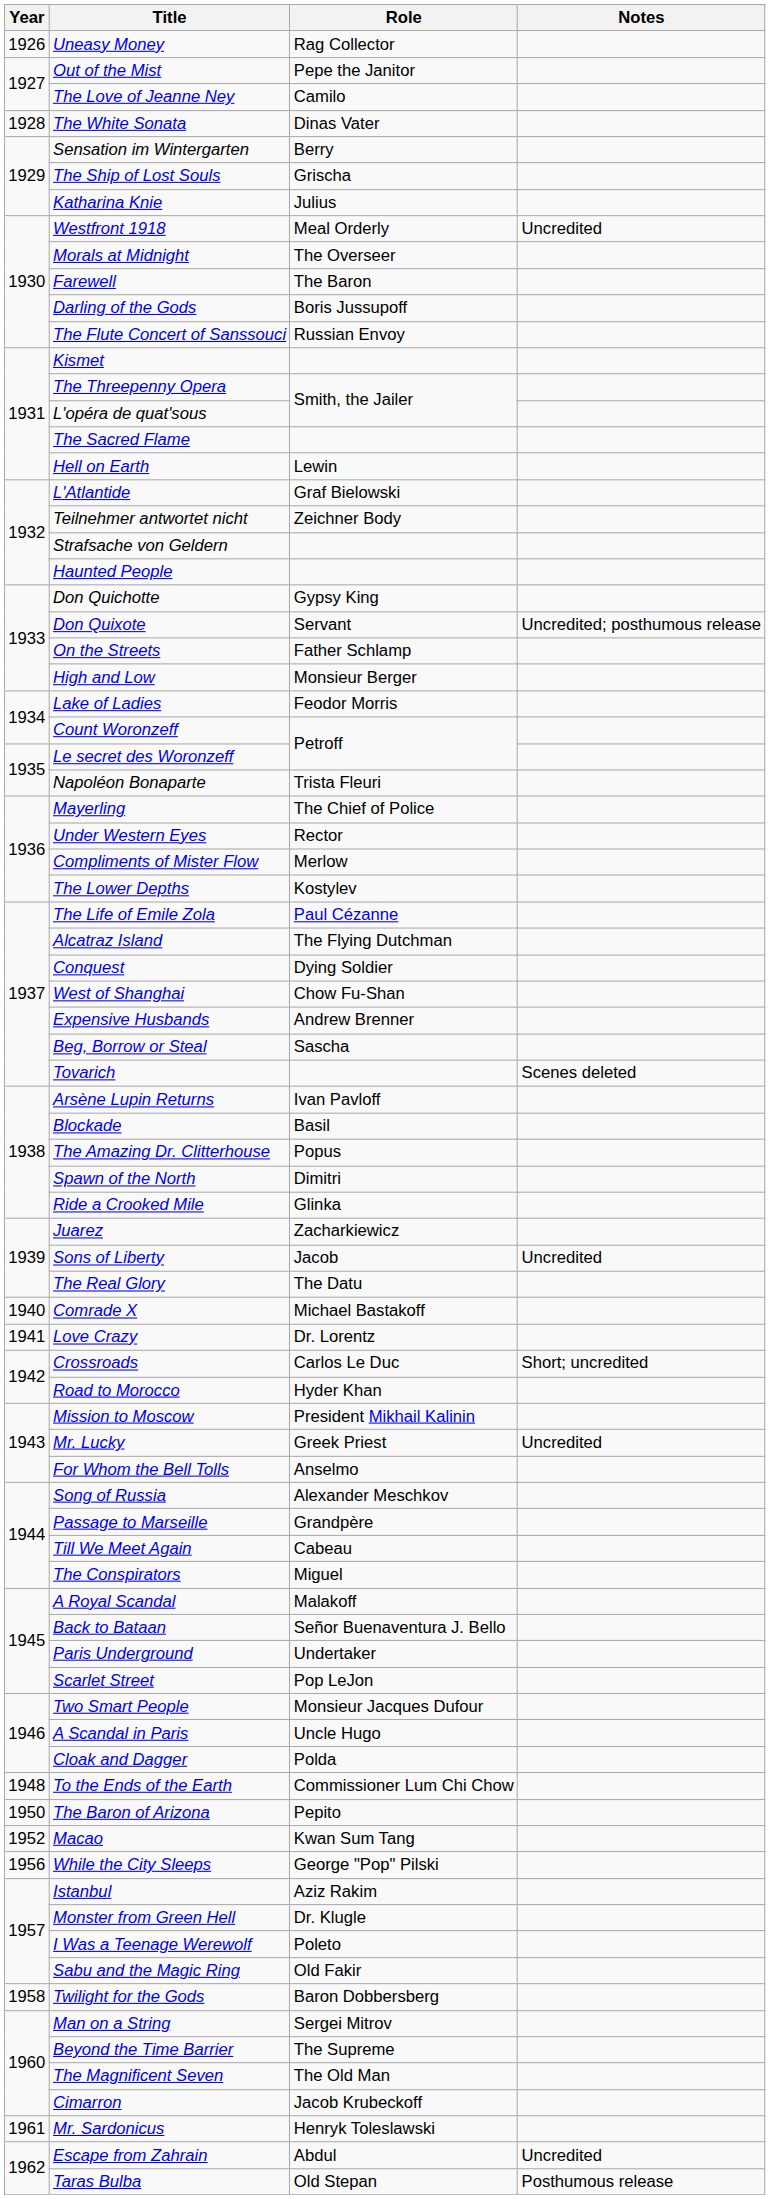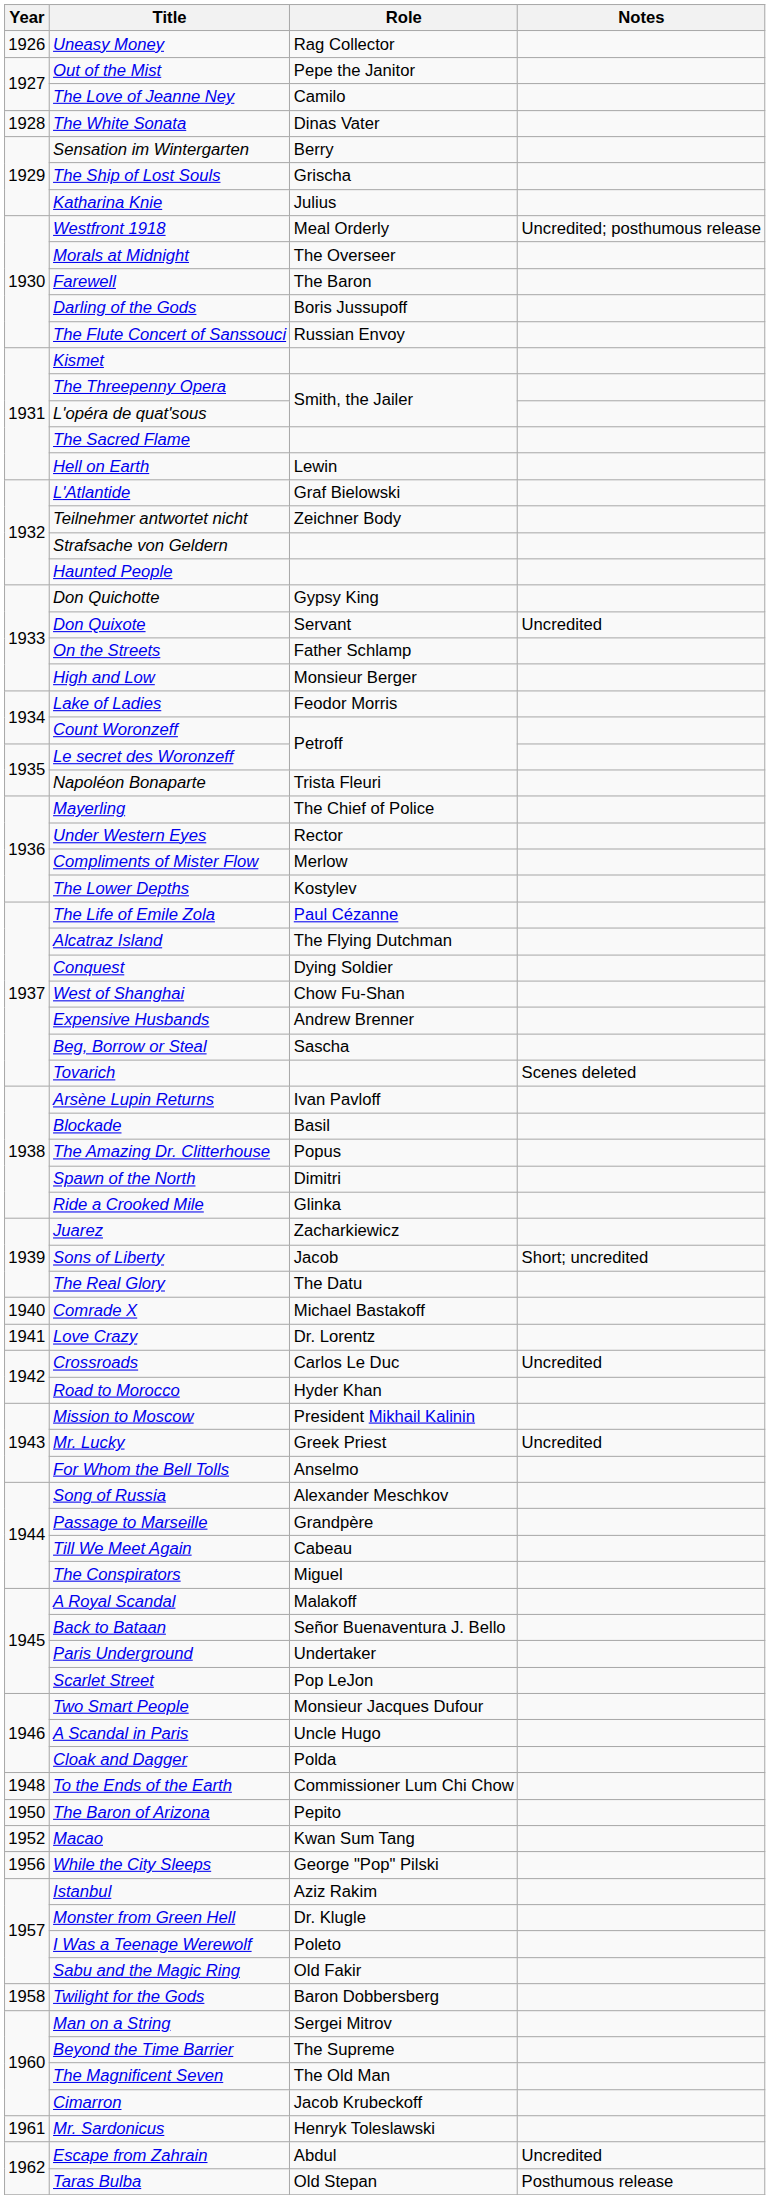(562, 228) Uncredited -> (641, 228) Uncredited; posthumous release
(641, 624) Uncredited; posthumous release -> (562, 624) Uncredited
(562, 1258) Uncredited -> (585, 1258) Short; uncredited
(585, 1363) Short; uncredited -> (562, 1363) Uncredited
